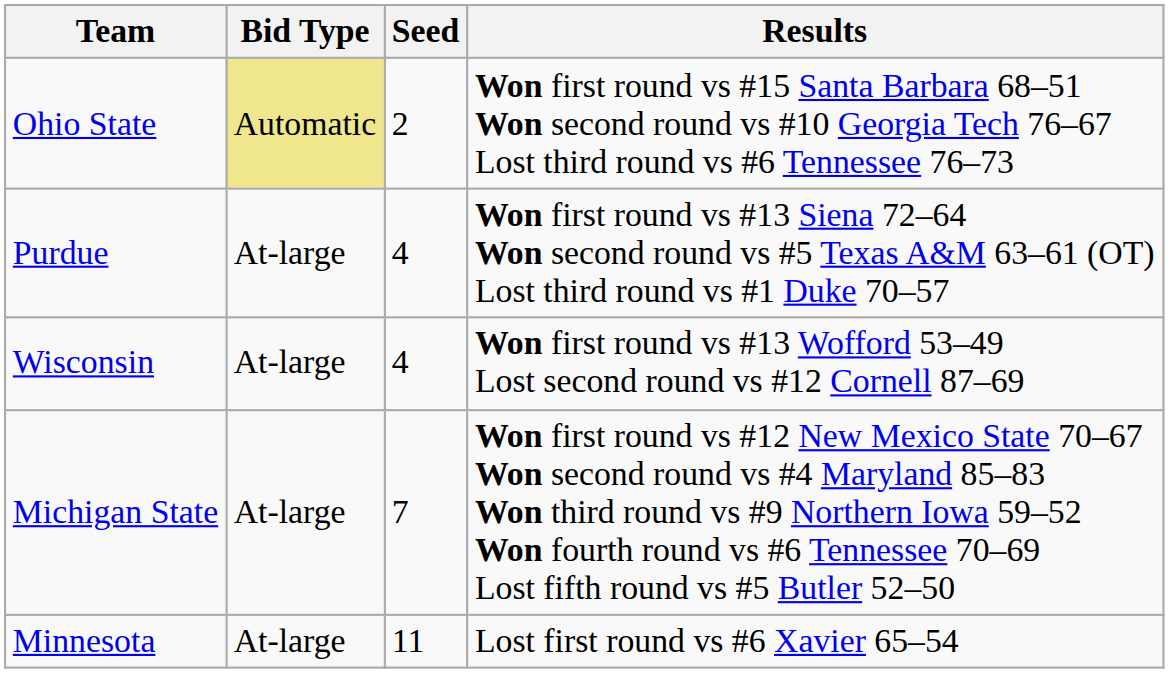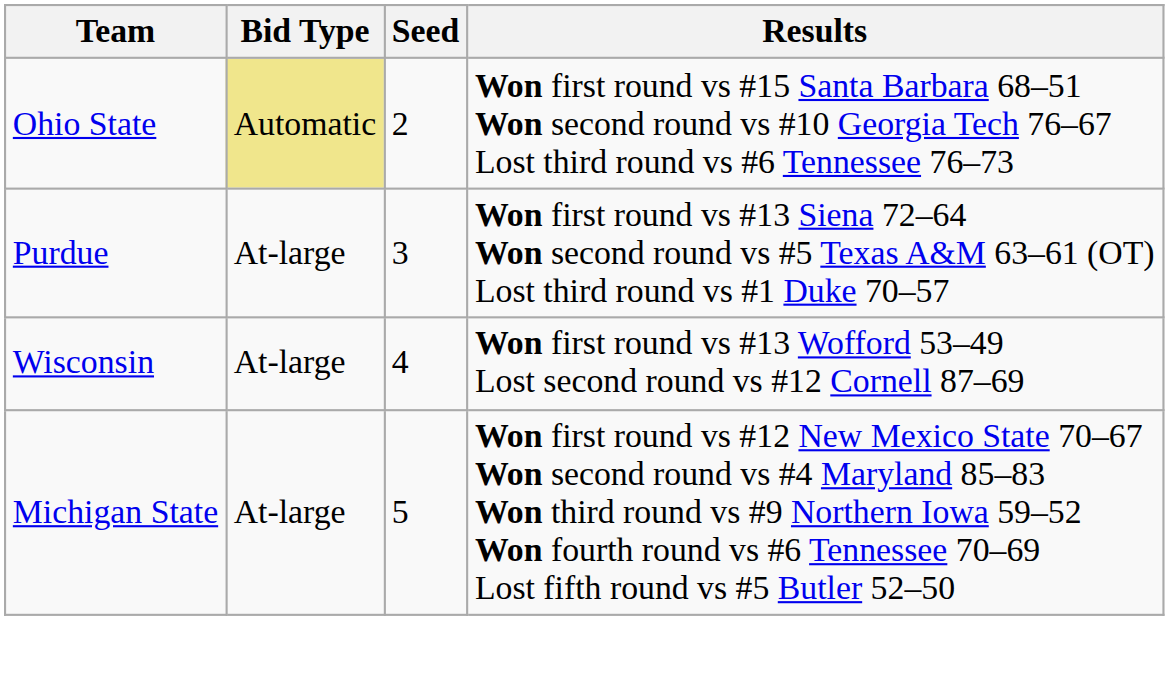(400, 252) 4 -> (400, 252) 3
(400, 511) 7 -> (400, 511) 5
- row: (84, 640)
